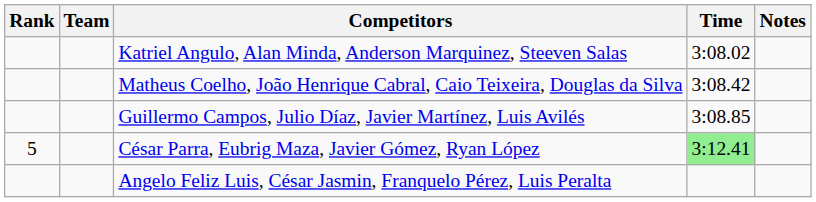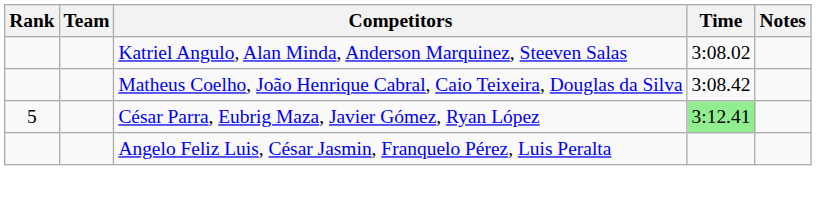- row: (351, 116)
